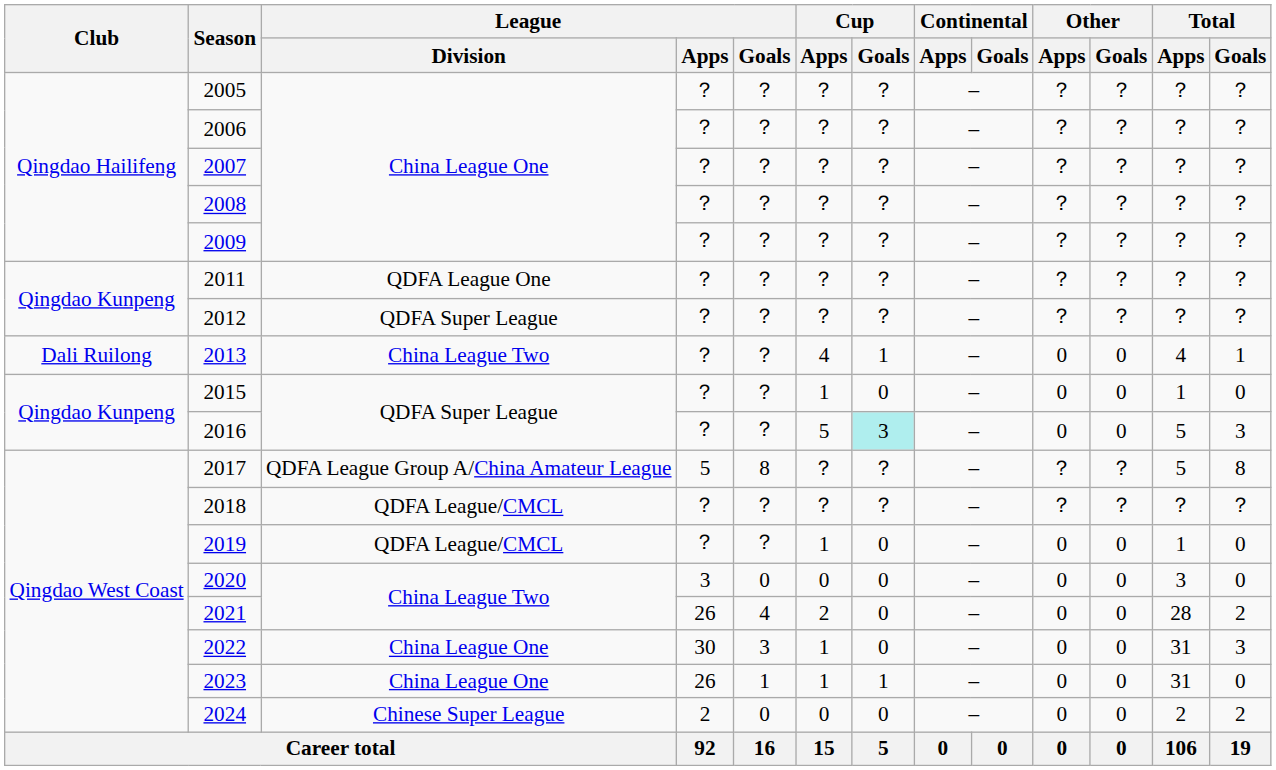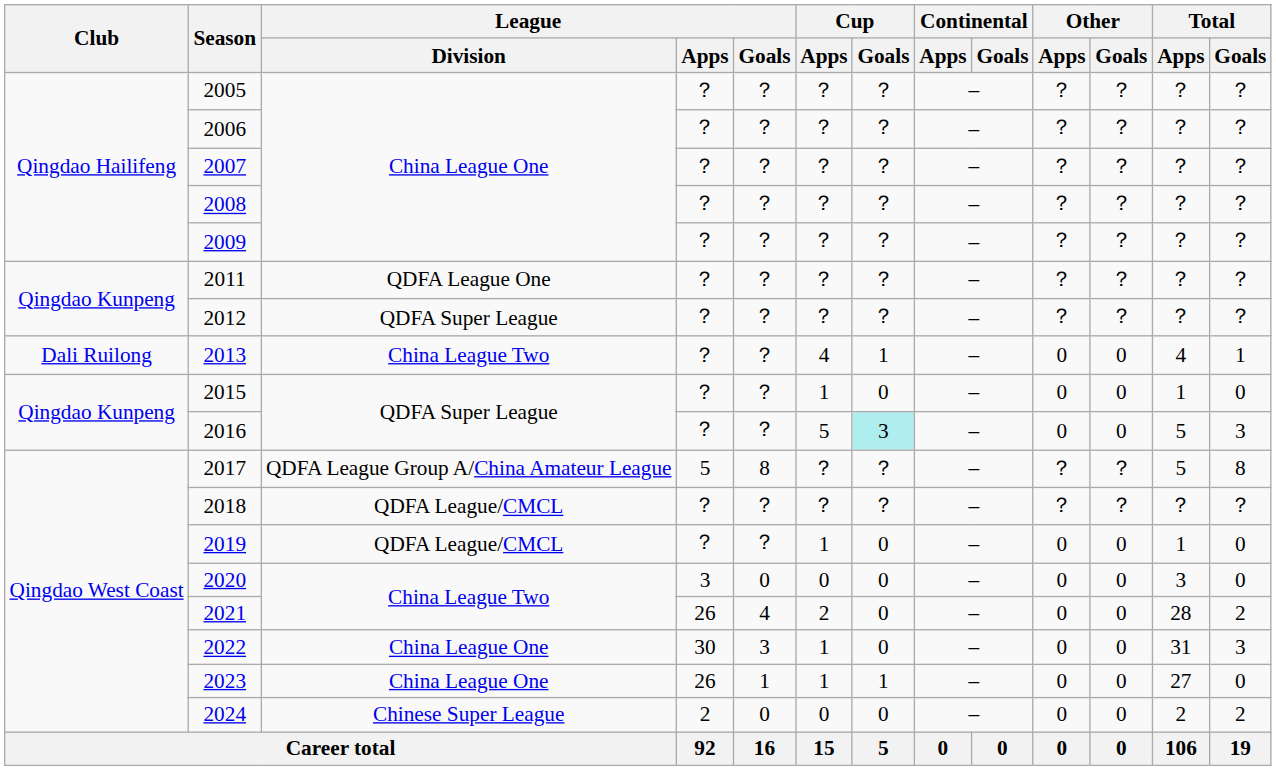(1181, 680) 31 -> (1181, 680) 27
